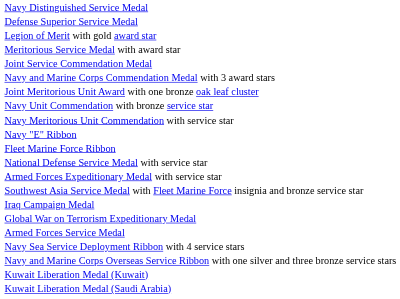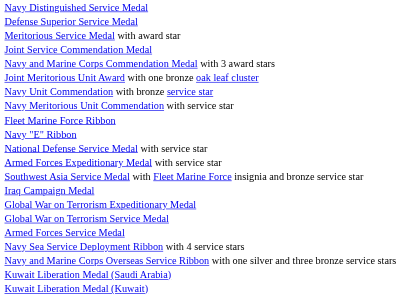- row: (80, 36)
rows swapped: (41, 134) <-> (60, 148)
+ row: (87, 219)
rows swapped: (88, 289) <-> (76, 275)
